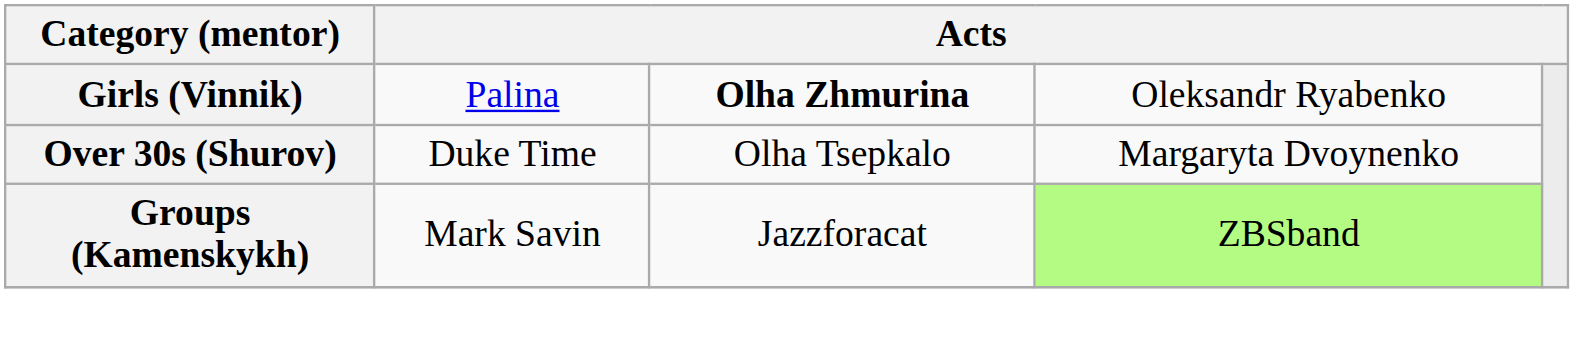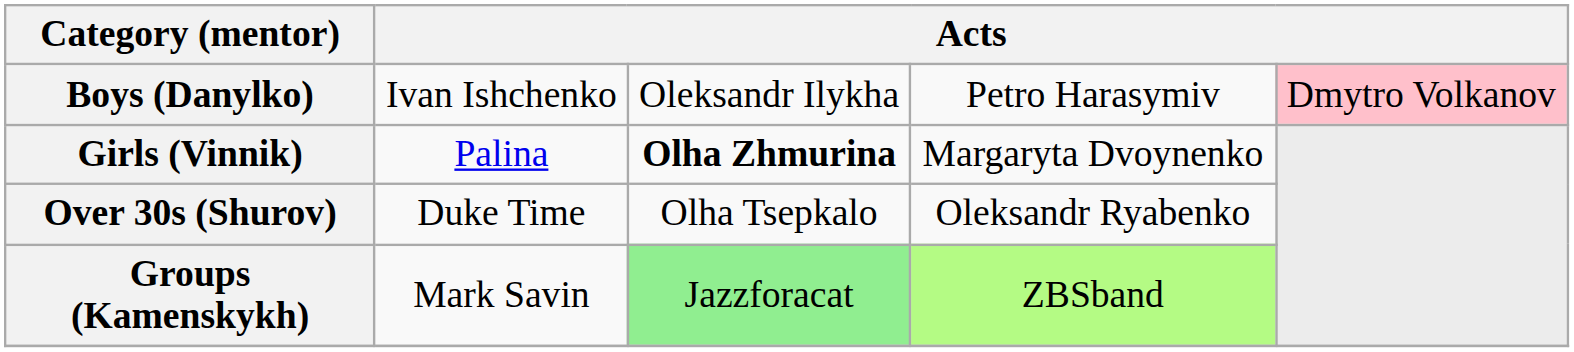+ row: (190, 93)
(1289, 93) Oleksandr Ryabenko -> (1093, 153) Margaryta Dvoynenko
(1289, 153) Margaryta Dvoynenko -> (1093, 213) Oleksandr Ryabenko
(842, 234) no background -> (769, 293) lightgreen background
